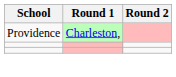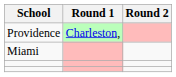+ row: (23, 51)
